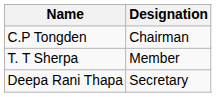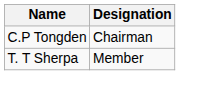- row: (65, 80)
